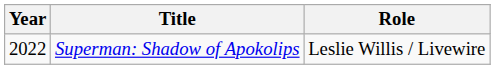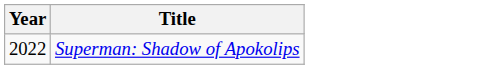- column: (397, 19)
